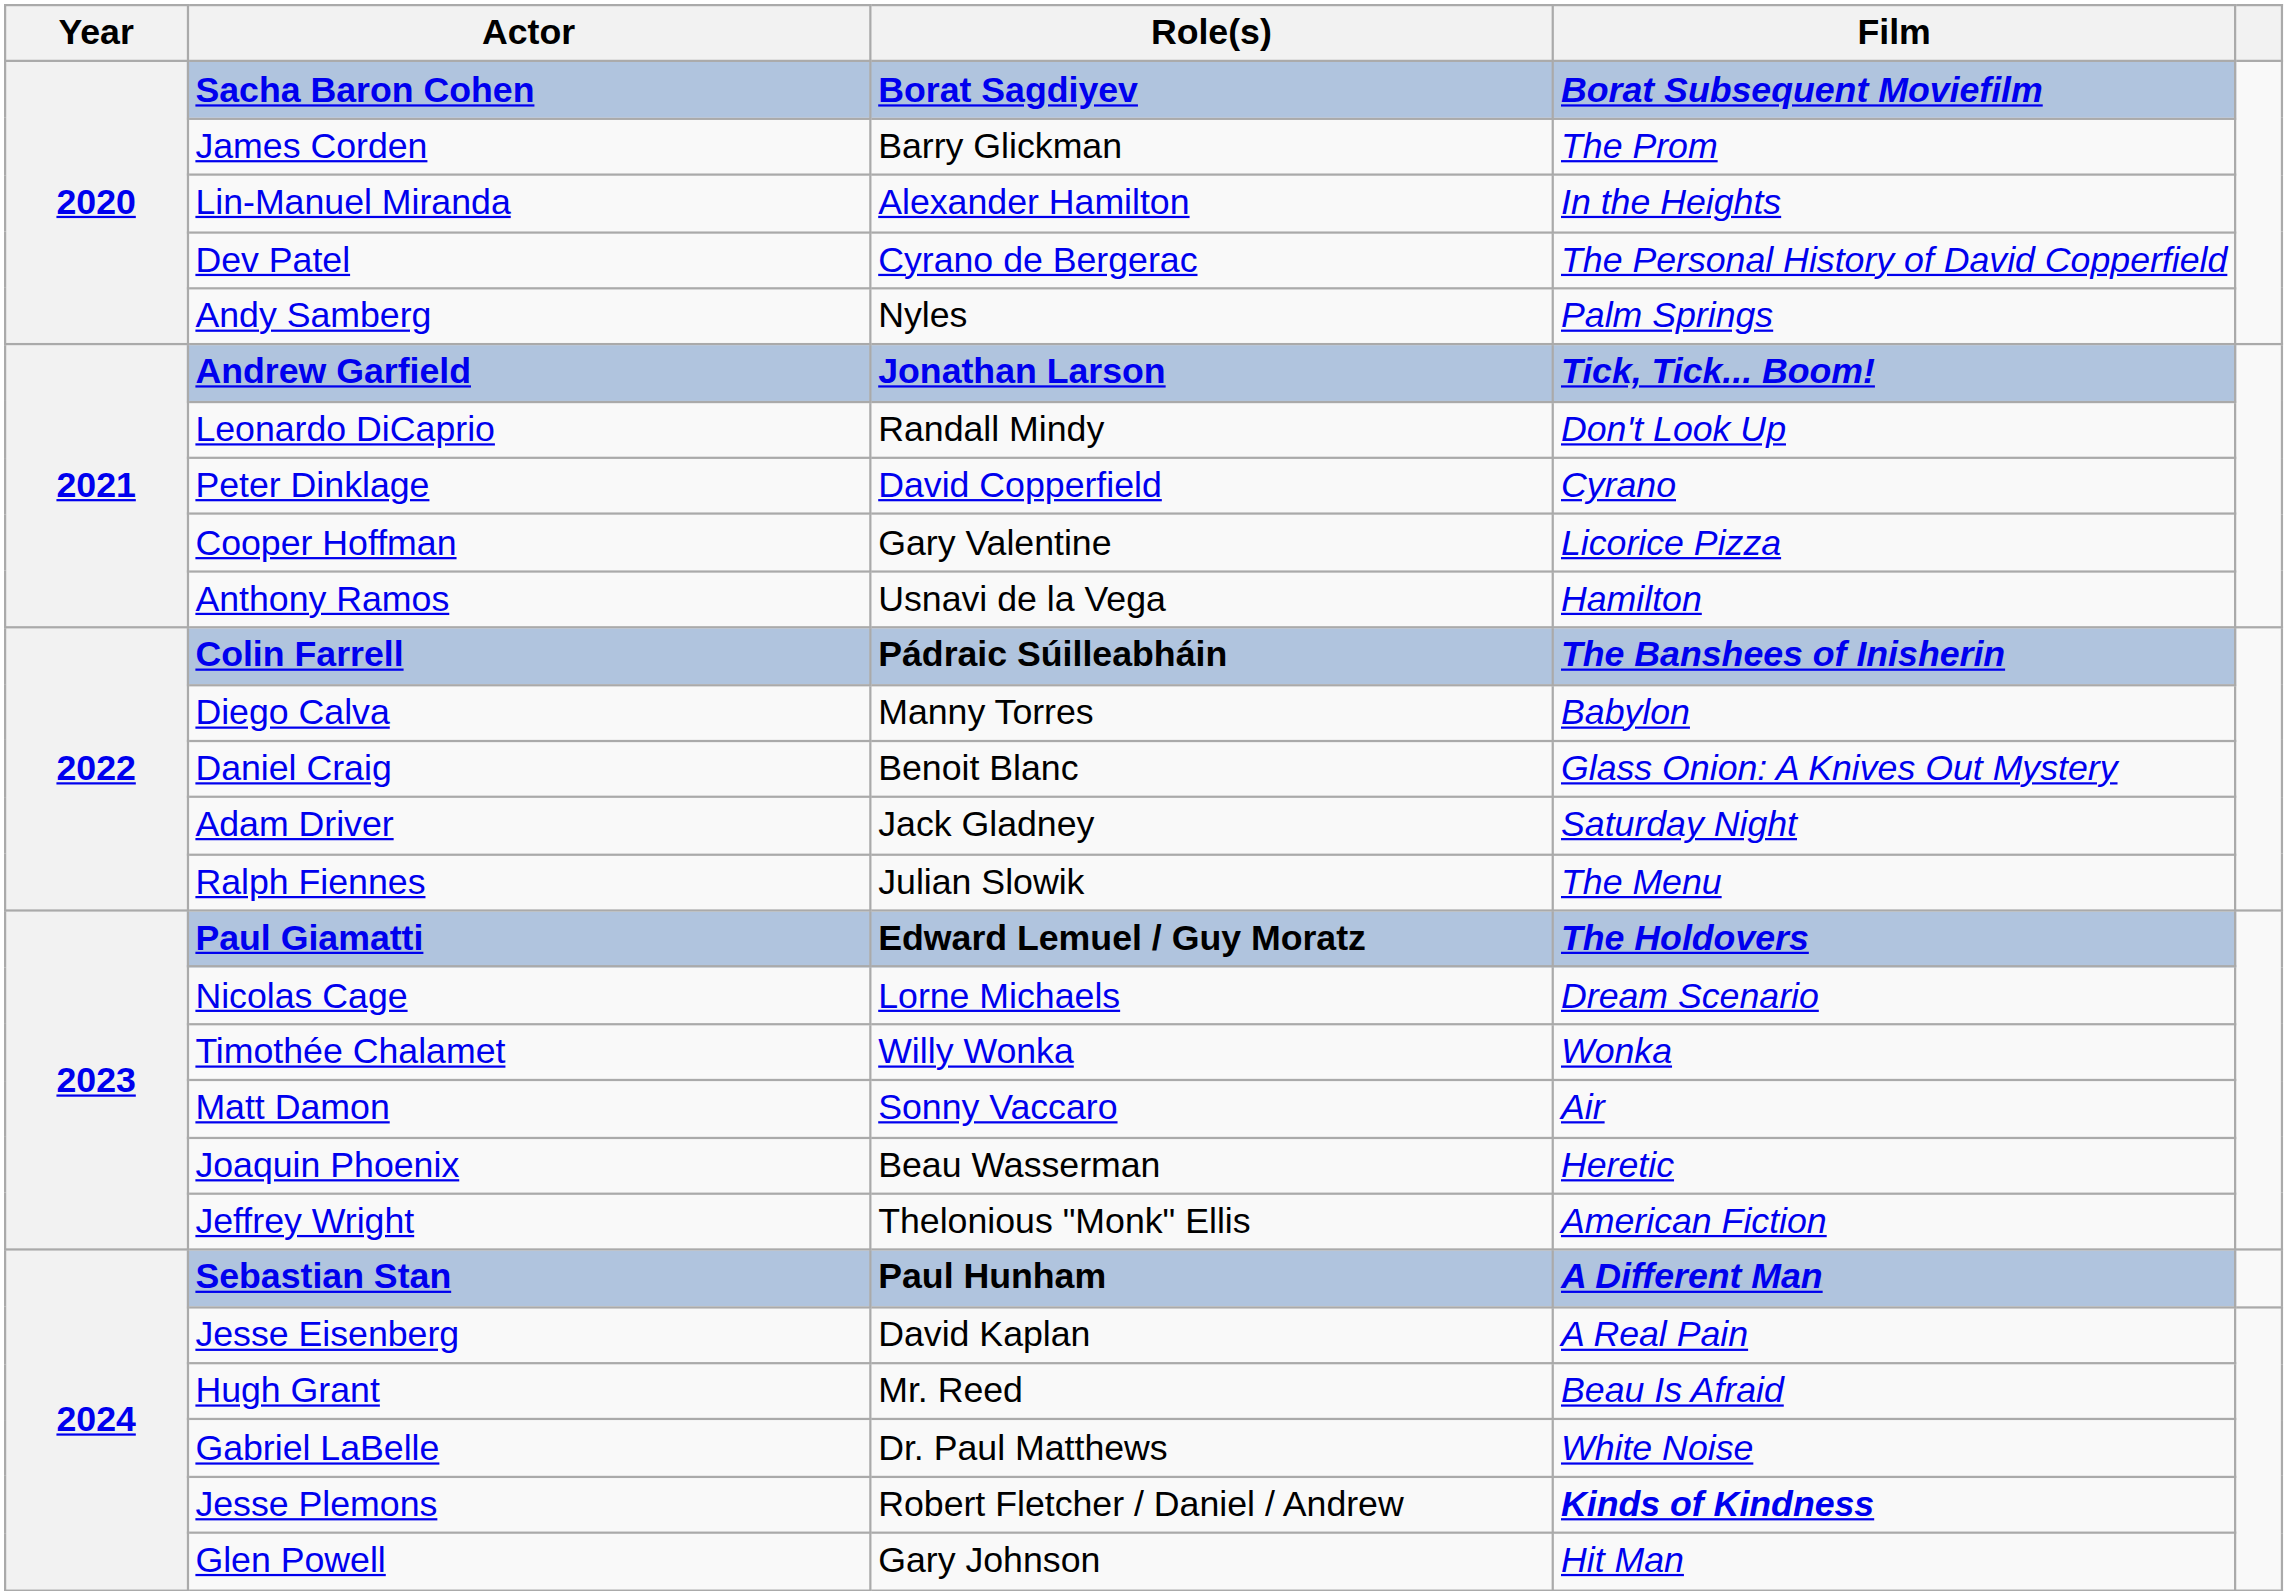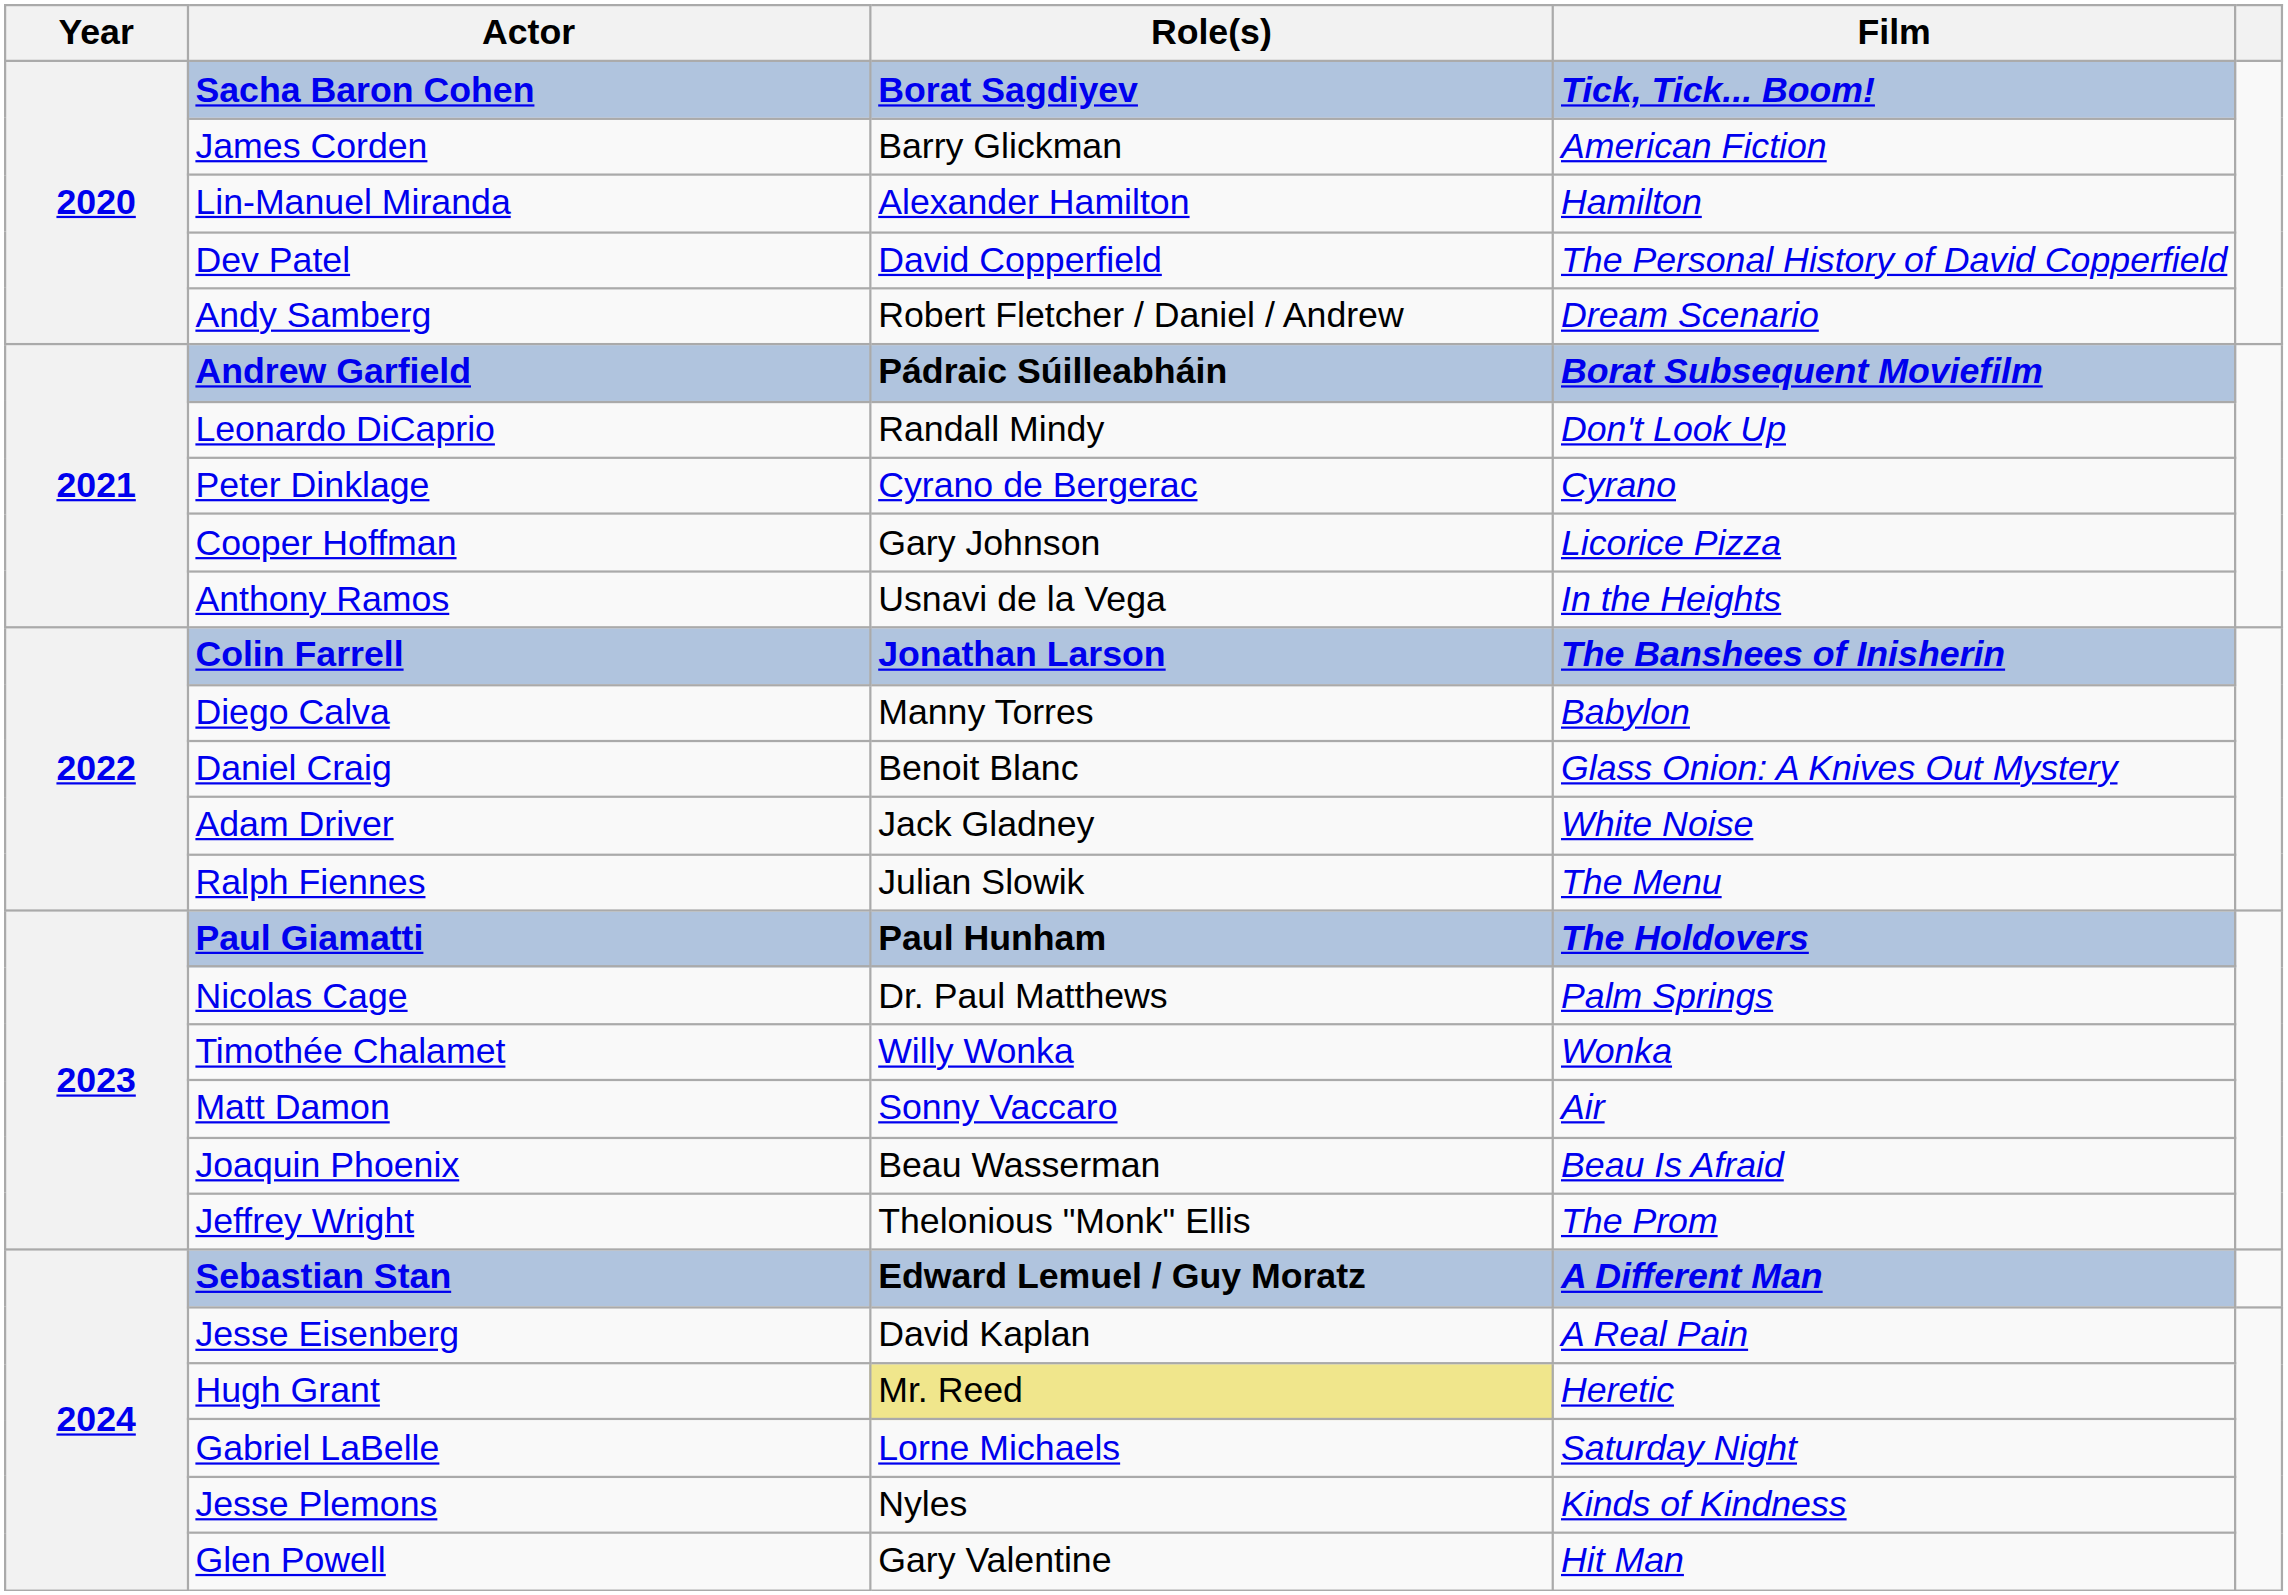(1802, 89) Borat Subsequent Moviefilm -> (1718, 89) Tick, Tick... Boom!
(1639, 145) The Prom -> (1694, 145) American Fiction
(1671, 202) In the Heights -> (1631, 202) Hamilton
(1038, 259) Cyrano de Bergerac -> (1020, 259) David Copperfield
(923, 315) Nyles -> (1141, 315) Robert Fletcher / Daniel / Andrew
(1667, 315) Palm Springs -> (1690, 315) Dream Scenario
(1022, 372) Jonathan Larson -> (1053, 372) Pádraic Súilleabháin
(1718, 372) Tick, Tick... Boom! -> (1802, 372) Borat Subsequent Moviefilm
(1020, 485) David Copperfield -> (1038, 485) Cyrano de Bergerac
(995, 542) Gary Valentine -> (989, 542) Gary Johnson
(1631, 598) Hamilton -> (1671, 598) In the Heights
(1053, 655) Pádraic Súilleabháin -> (1022, 655) Jonathan Larson
(1679, 825) Saturday Night -> (1657, 825) White Noise
(1122, 938) Edward Lemuel / Guy Moratz -> (992, 938) Paul Hunham
(999, 994) Lorne Michaels -> (1023, 994) Dr. Paul Matthews
(1690, 994) Dream Scenario -> (1667, 994) Palm Springs
(1618, 1164) Heretic -> (1672, 1164) Beau Is Afraid
(1694, 1221) American Fiction -> (1639, 1221) The Prom
(992, 1277) Paul Hunham -> (1122, 1277) Edward Lemuel / Guy Moratz
(951, 1390) no background -> (951, 1390) khaki background
(1672, 1390) Beau Is Afraid -> (1618, 1390) Heretic
(1023, 1447) Dr. Paul Matthews -> (999, 1447) Lorne Michaels
(1657, 1447) White Noise -> (1679, 1447) Saturday Night
(1141, 1504) Robert Fletcher / Daniel / Andrew -> (923, 1504) Nyles
(1718, 1504) bold -> (1704, 1504) normal
(989, 1560) Gary Johnson -> (995, 1560) Gary Valentine
